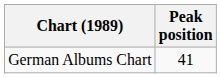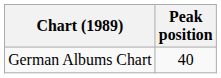(186, 60) 41 -> (186, 60) 40
